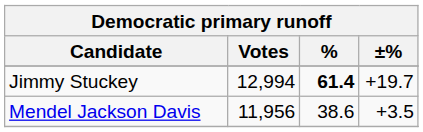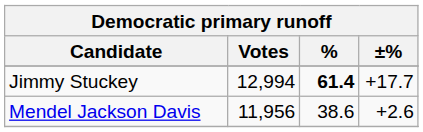(390, 82) +19.7 -> (390, 82) +17.7
(395, 112) +3.5 -> (395, 112) +2.6
